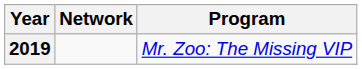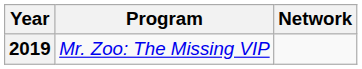columns swapped: (247, 19) <-> (96, 19)
